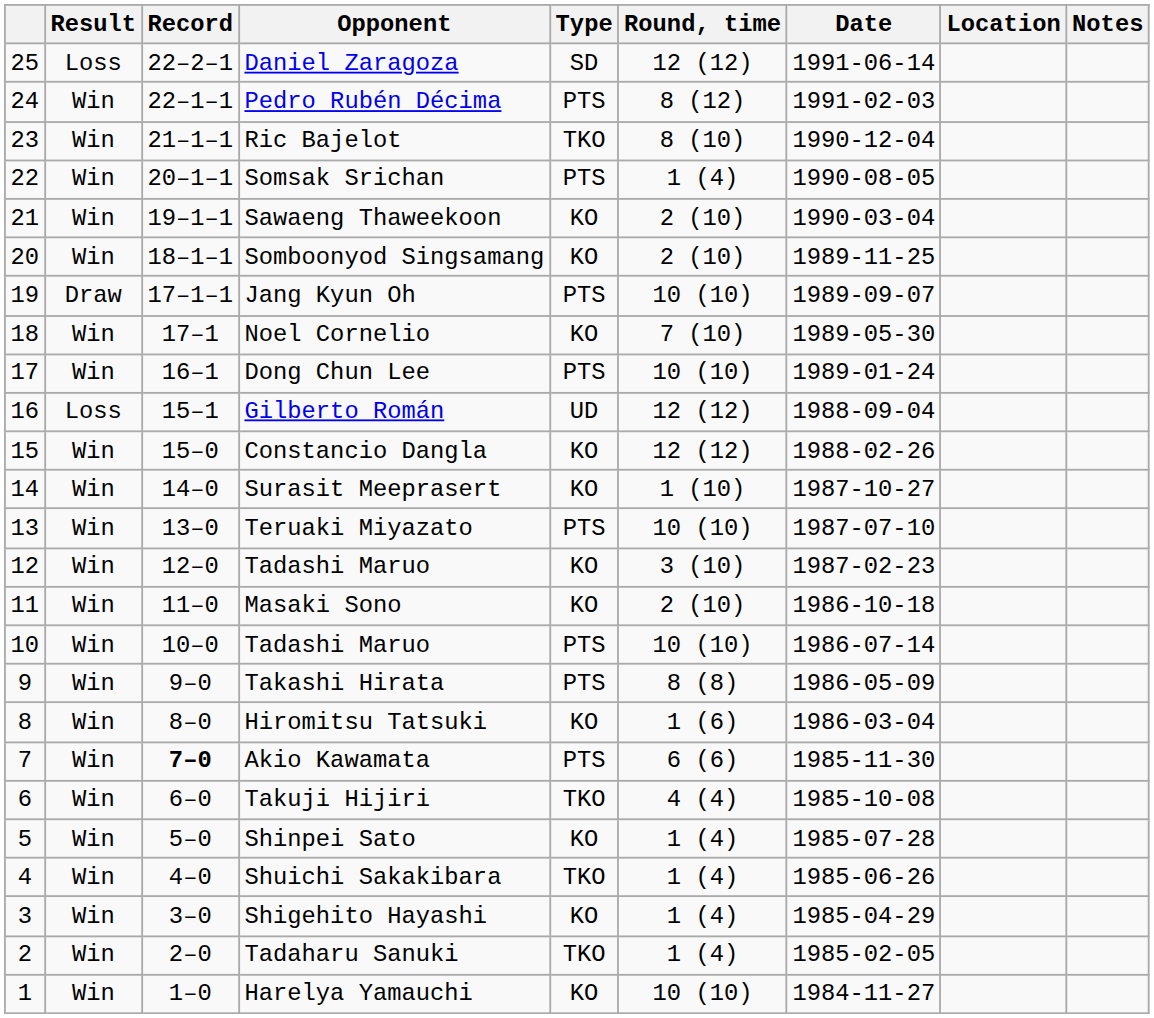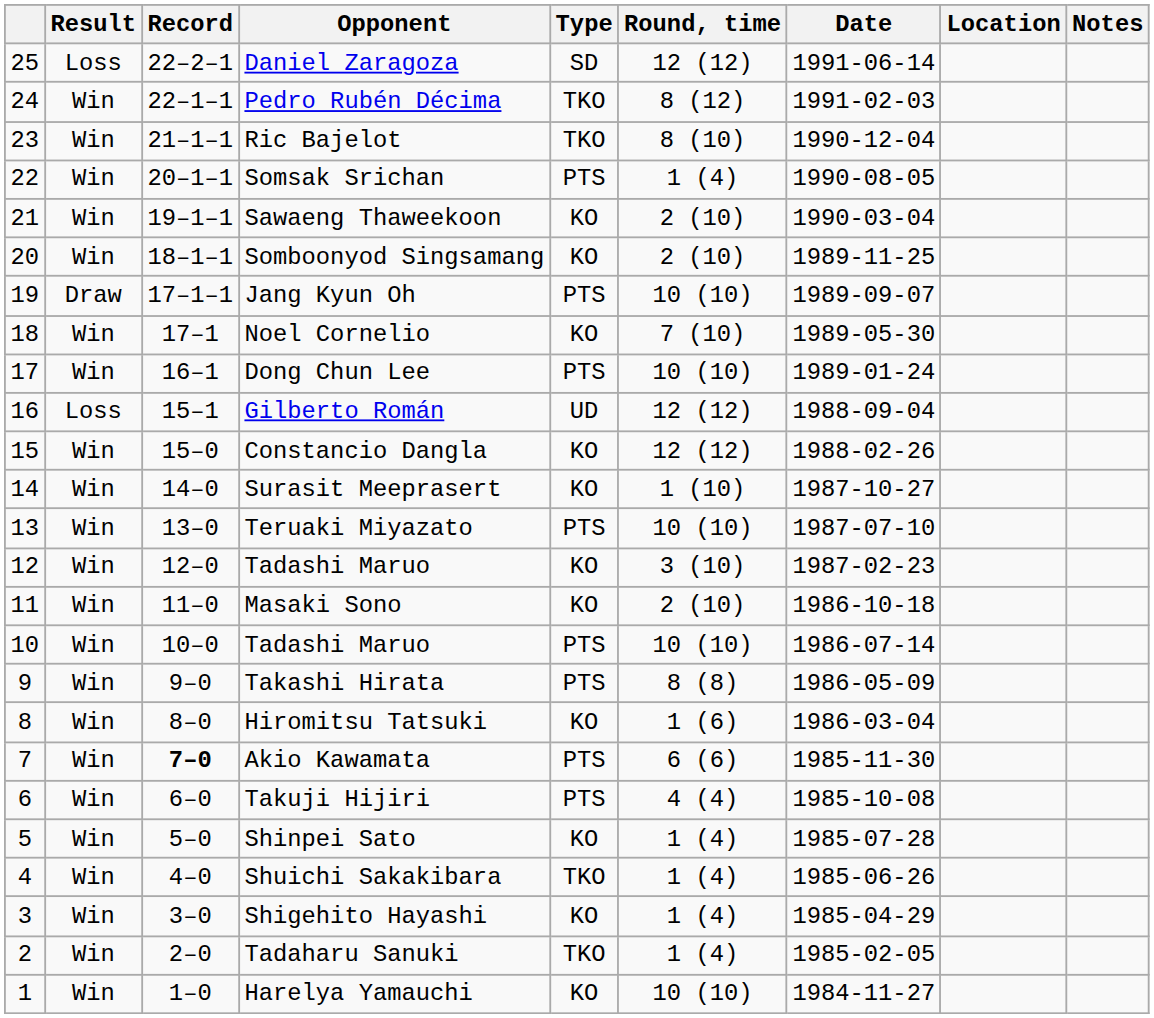(584, 102) PTS -> (584, 102) TKO
(584, 800) TKO -> (584, 800) PTS
